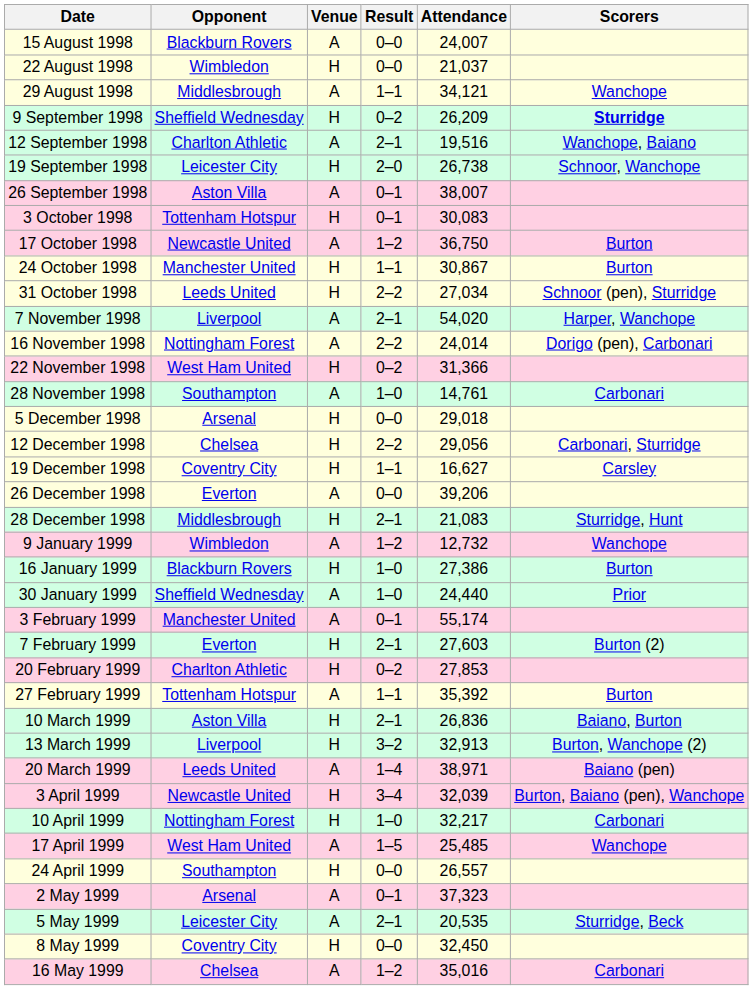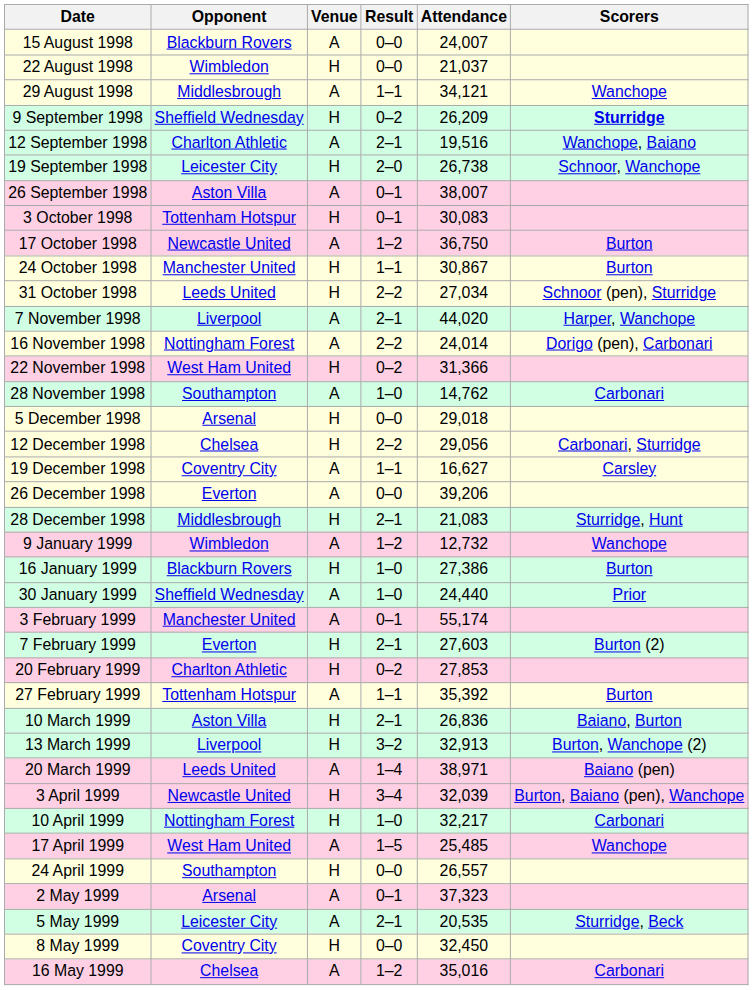(464, 318) 54,020 -> (464, 318) 44,020
(464, 393) 14,761 -> (464, 393) 14,762
(334, 469) H -> (334, 469) A
